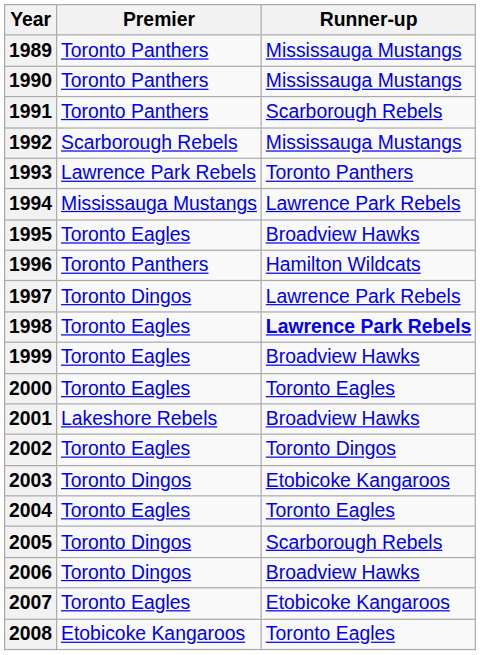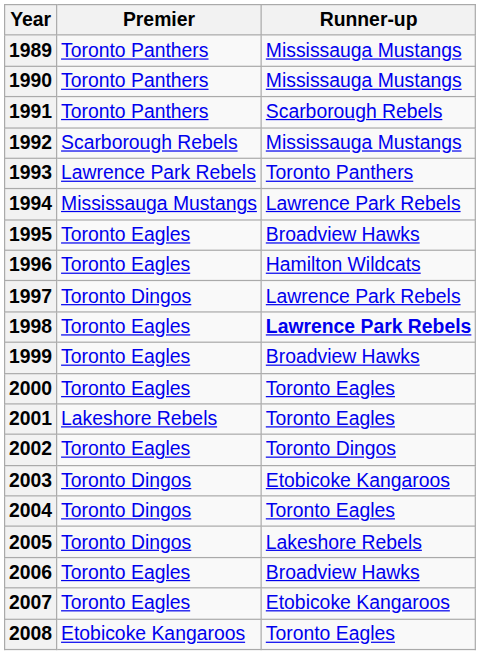(135, 265) Toronto Panthers -> (126, 265) Toronto Eagles
(343, 419) Broadview Hawks -> (330, 419) Toronto Eagles
(126, 511) Toronto Eagles -> (126, 511) Toronto Dingos
(354, 541) Scarborough Rebels -> (344, 541) Lakeshore Rebels
(126, 572) Toronto Dingos -> (126, 572) Toronto Eagles
